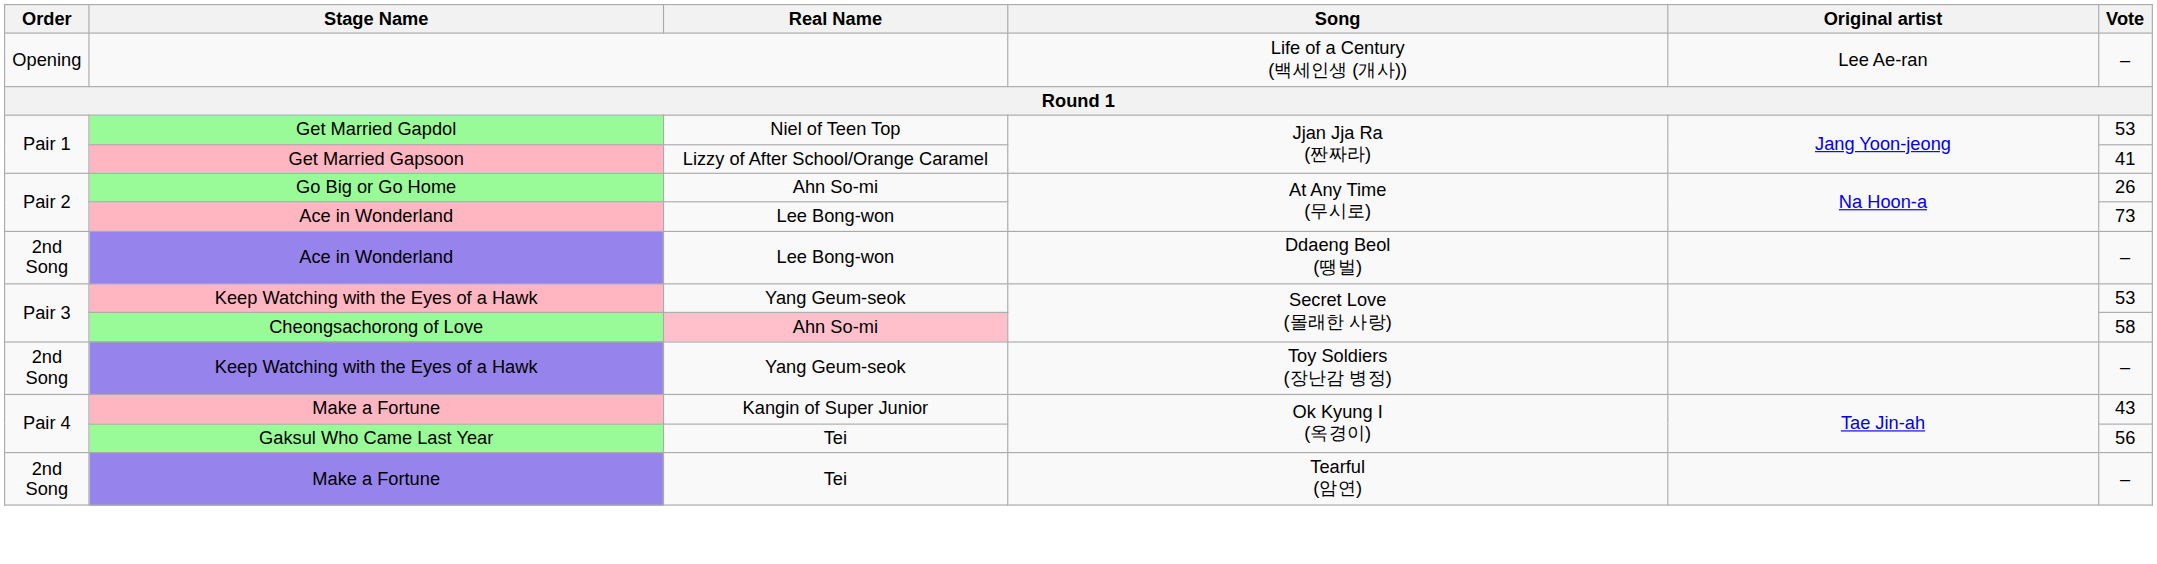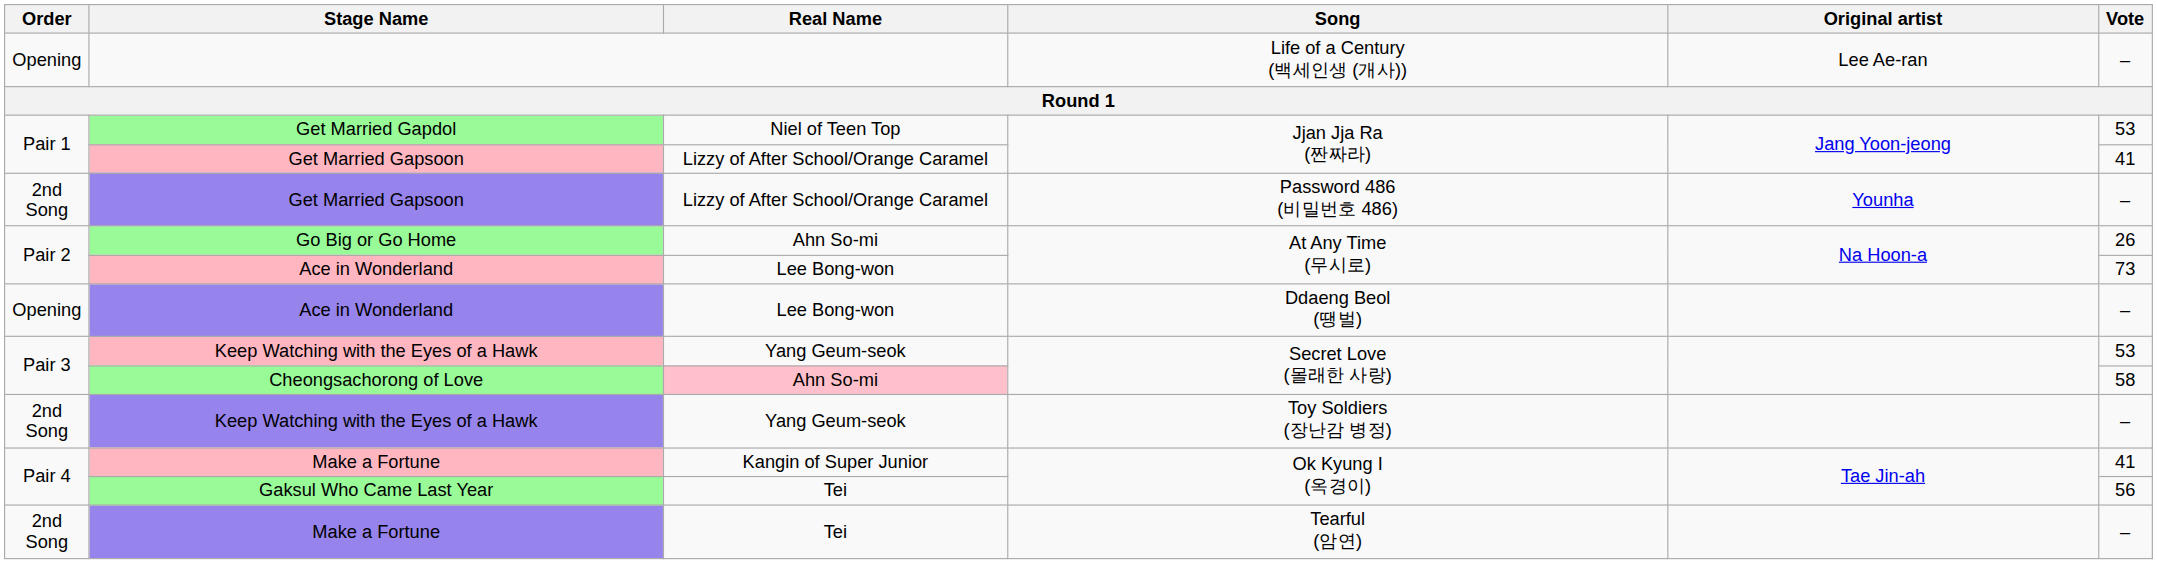+ row: (376, 199)
(47, 257) 2nd Song -> (47, 310) Opening
(2125, 408) 43 -> (2125, 461) 41
